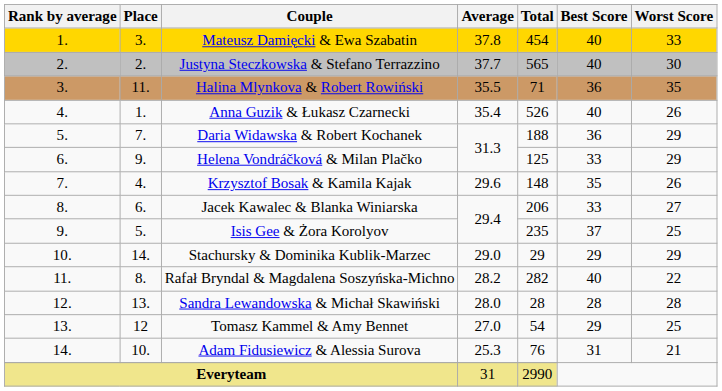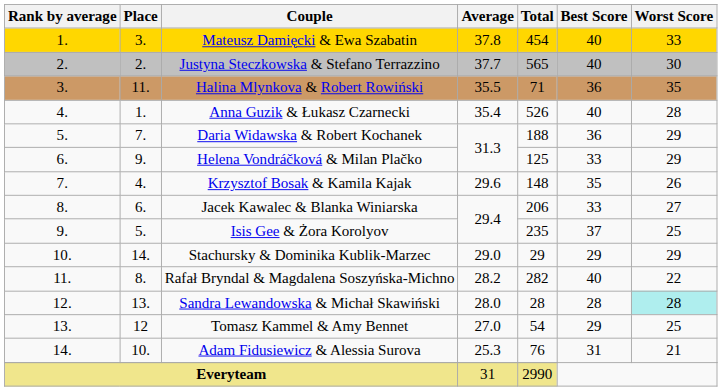(674, 111) 26 -> (674, 111) 28
(674, 302) no background -> (674, 302) paleturquoise background
